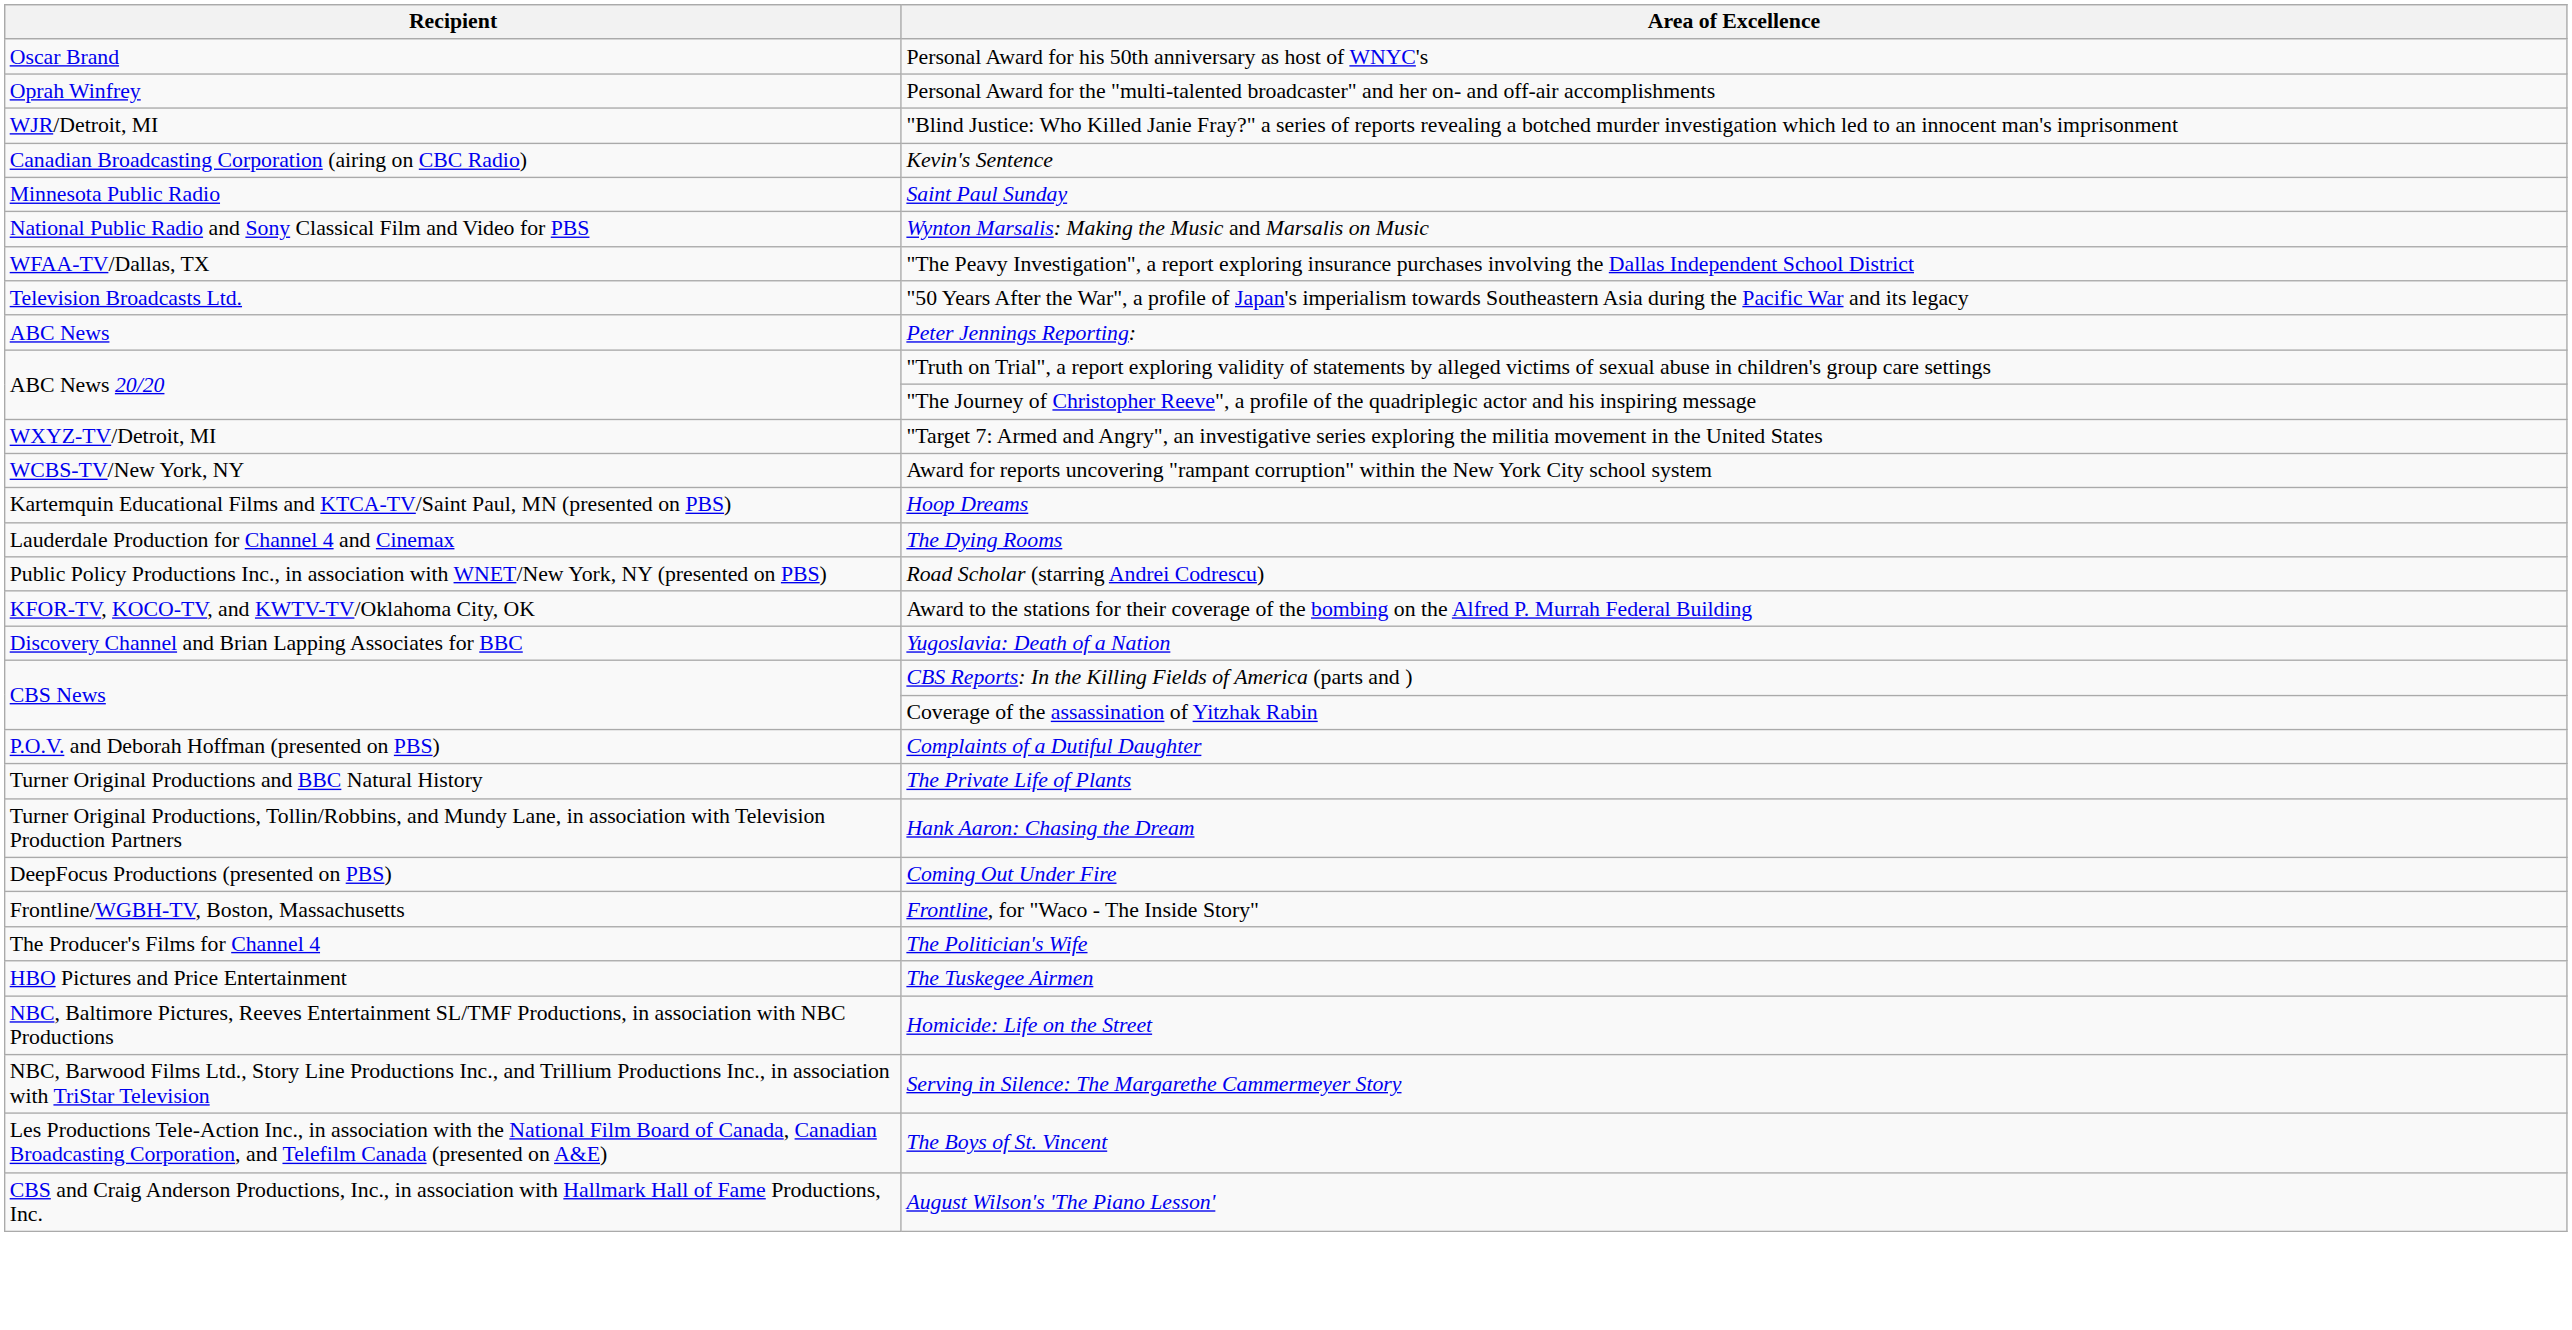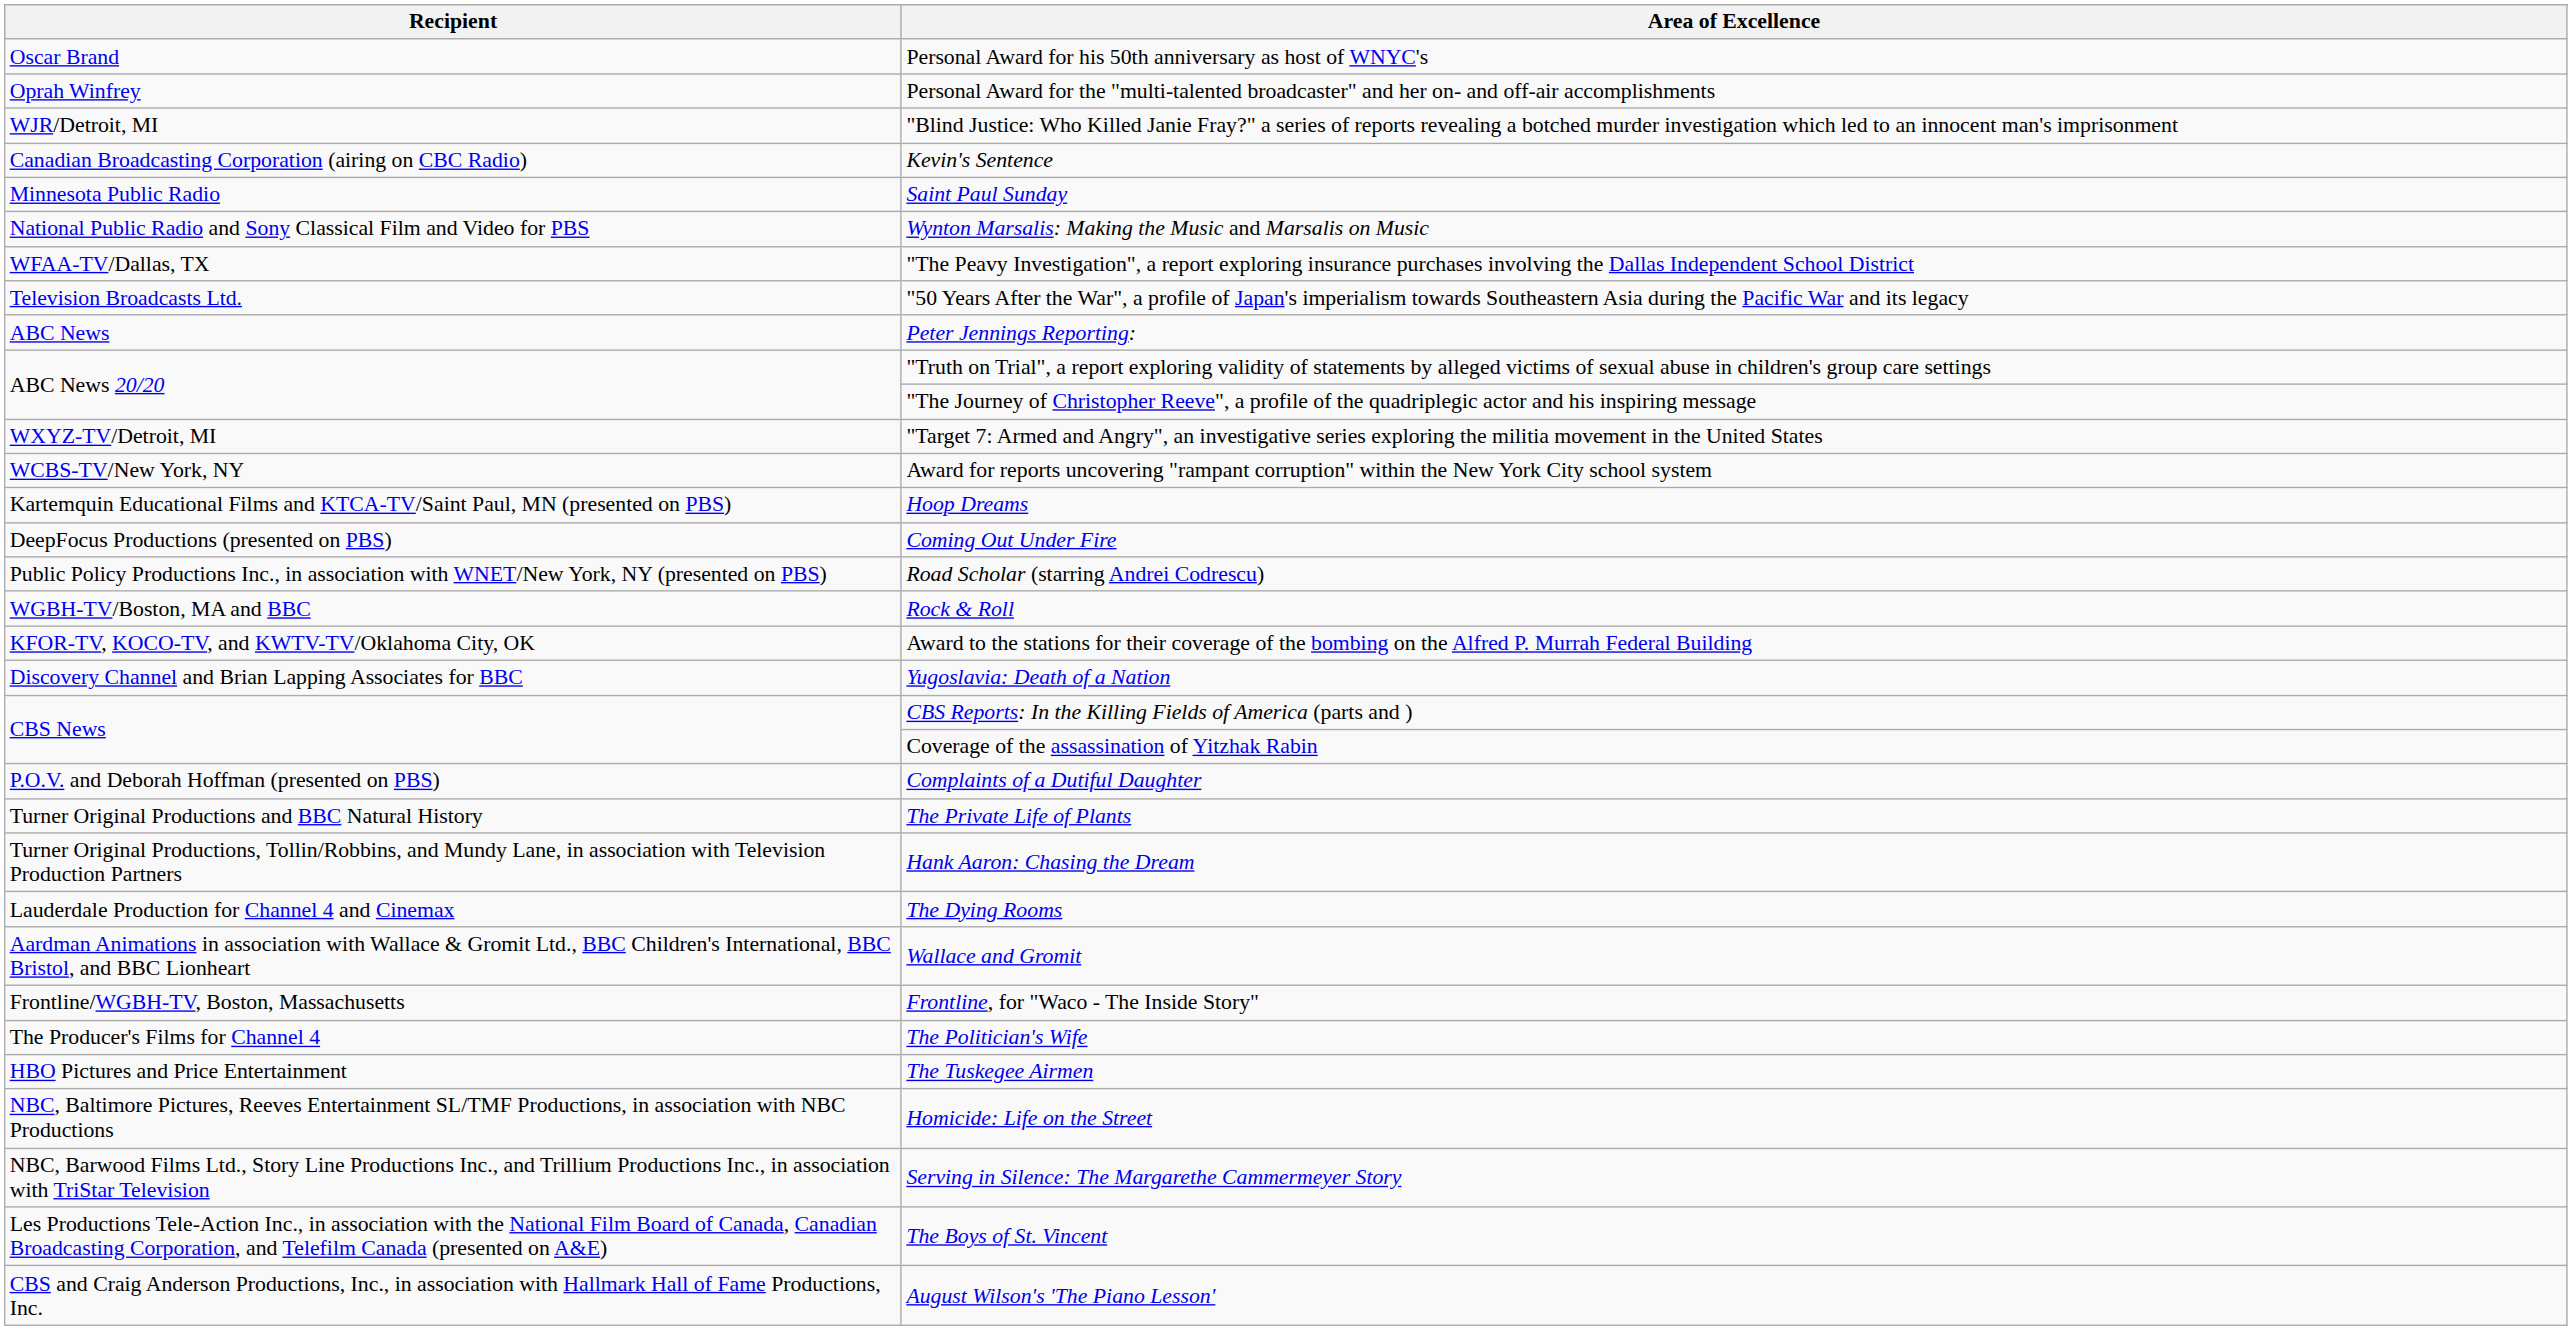rows swapped: (984, 539) <-> (1011, 874)
+ row: (960, 608)
+ row: (994, 955)
